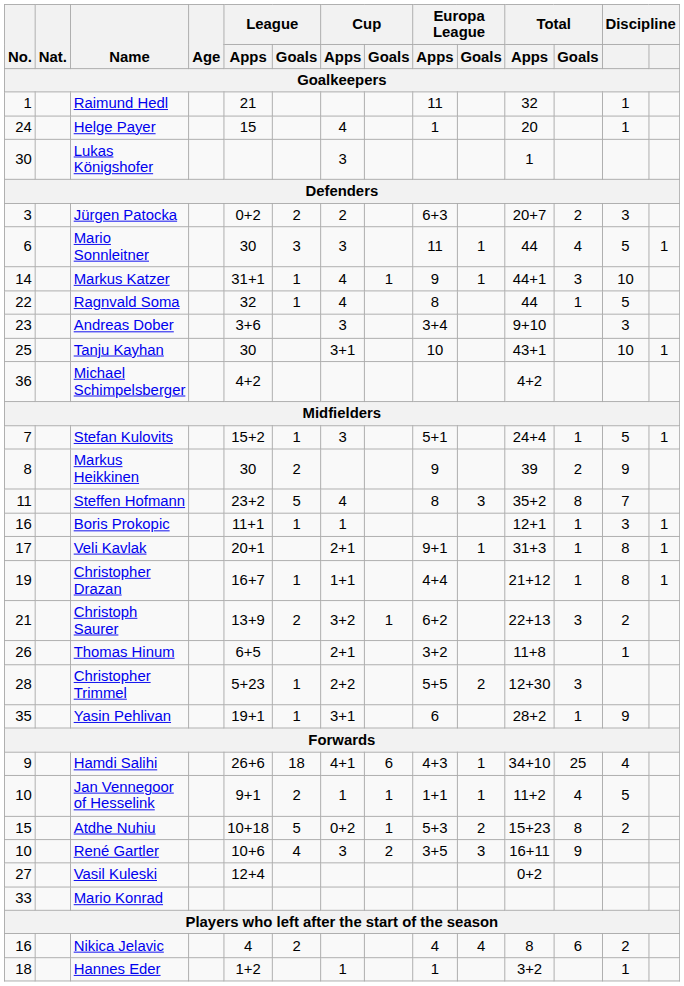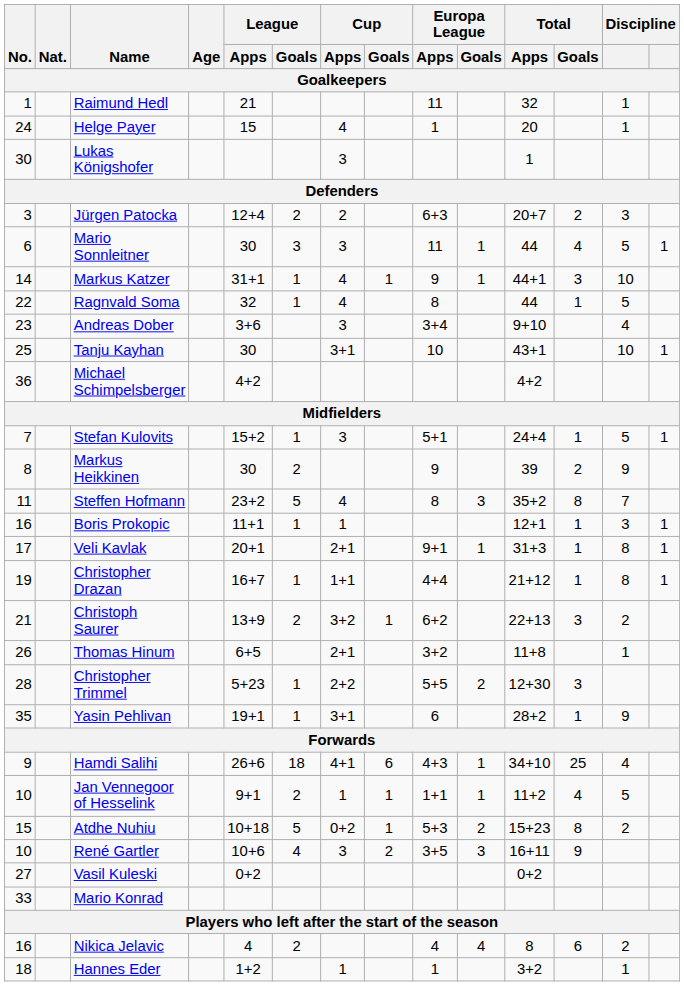(248, 214) 0+2 -> (248, 214) 12+4
(625, 326) 3 -> (625, 326) 4
(248, 874) 12+4 -> (248, 874) 0+2
